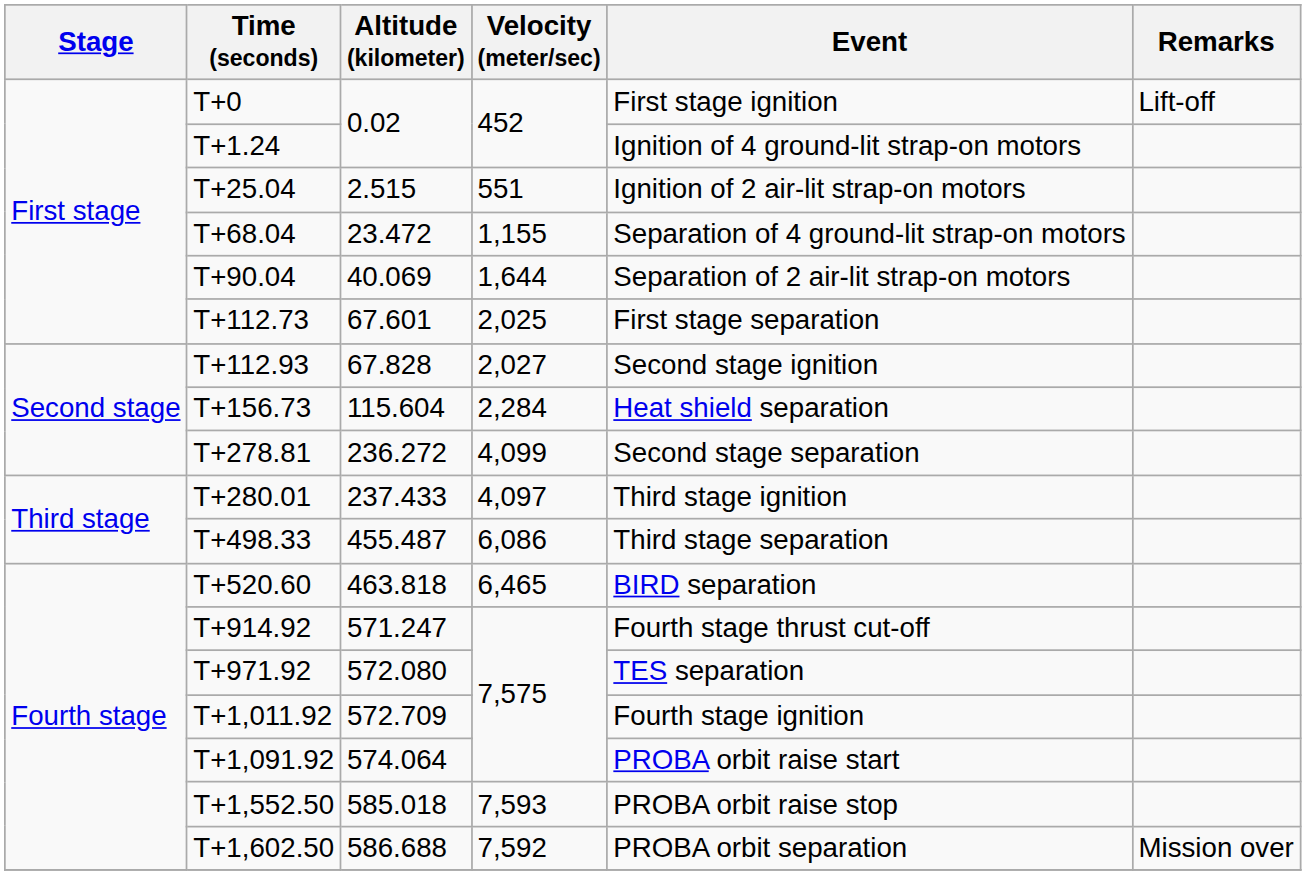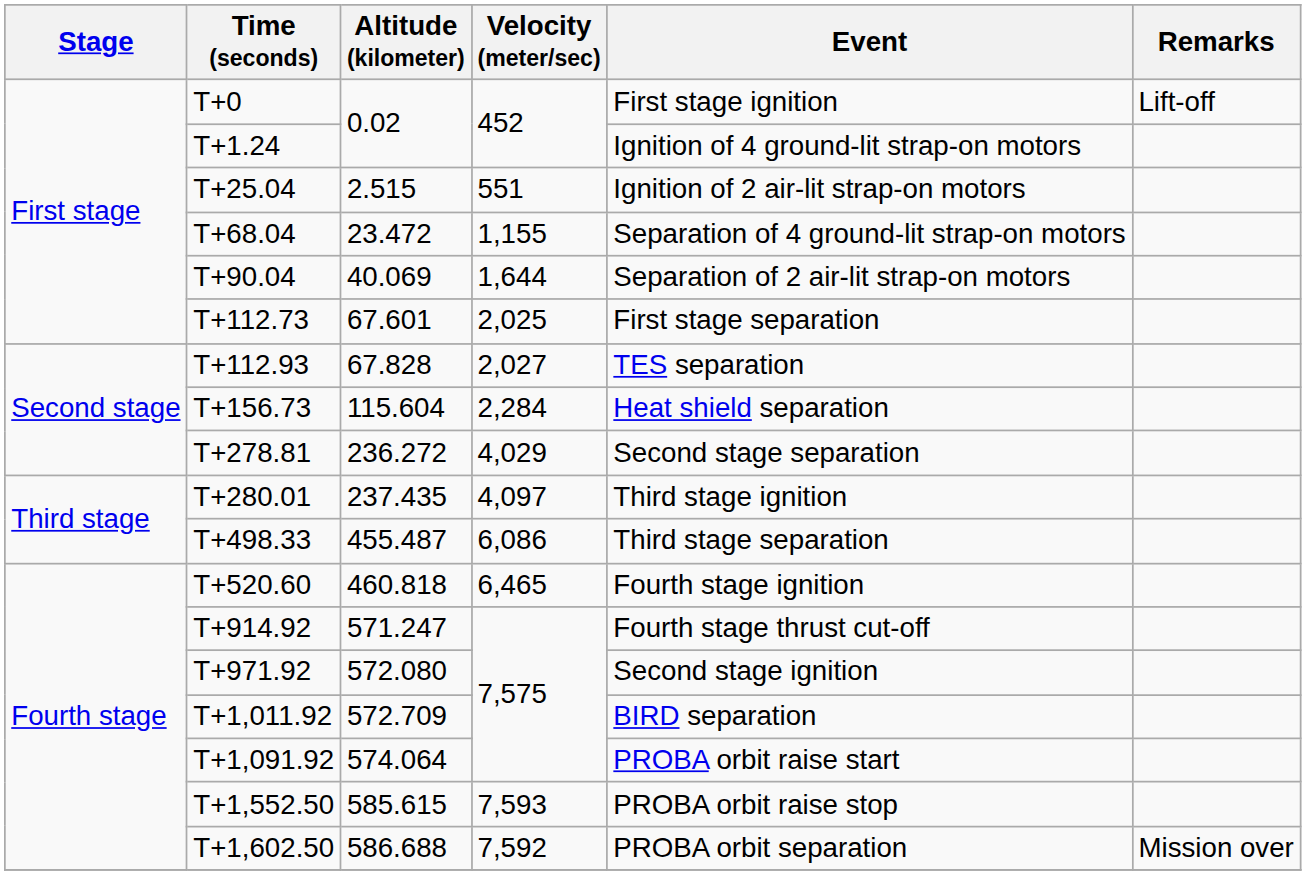(746, 364) Second stage ignition -> (709, 364) TES separation
(512, 452) 4,099 -> (512, 452) 4,029
(397, 496) 237.433 -> (397, 496) 237.435
(397, 584) 463.818 -> (397, 584) 460.818
(715, 584) BIRD separation -> (739, 584) Fourth stage ignition
(709, 672) TES separation -> (746, 672) Second stage ignition
(739, 716) Fourth stage ignition -> (715, 716) BIRD separation
(397, 803) 585.018 -> (397, 803) 585.615
